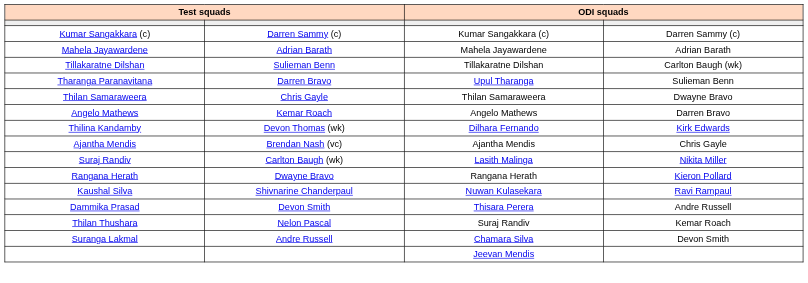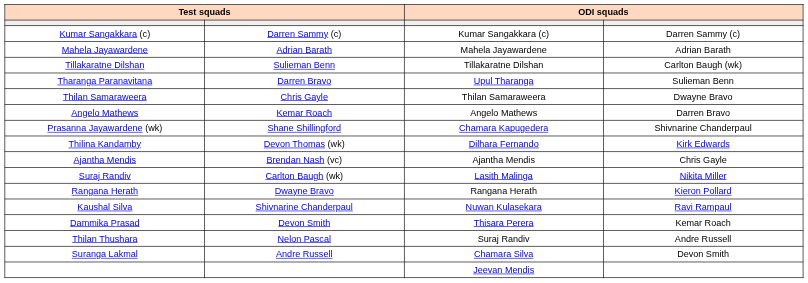+ row: (105, 128)
(703, 207) Andre Russell -> (703, 223) Kemar Roach
(703, 223) Kemar Roach -> (703, 238) Andre Russell
